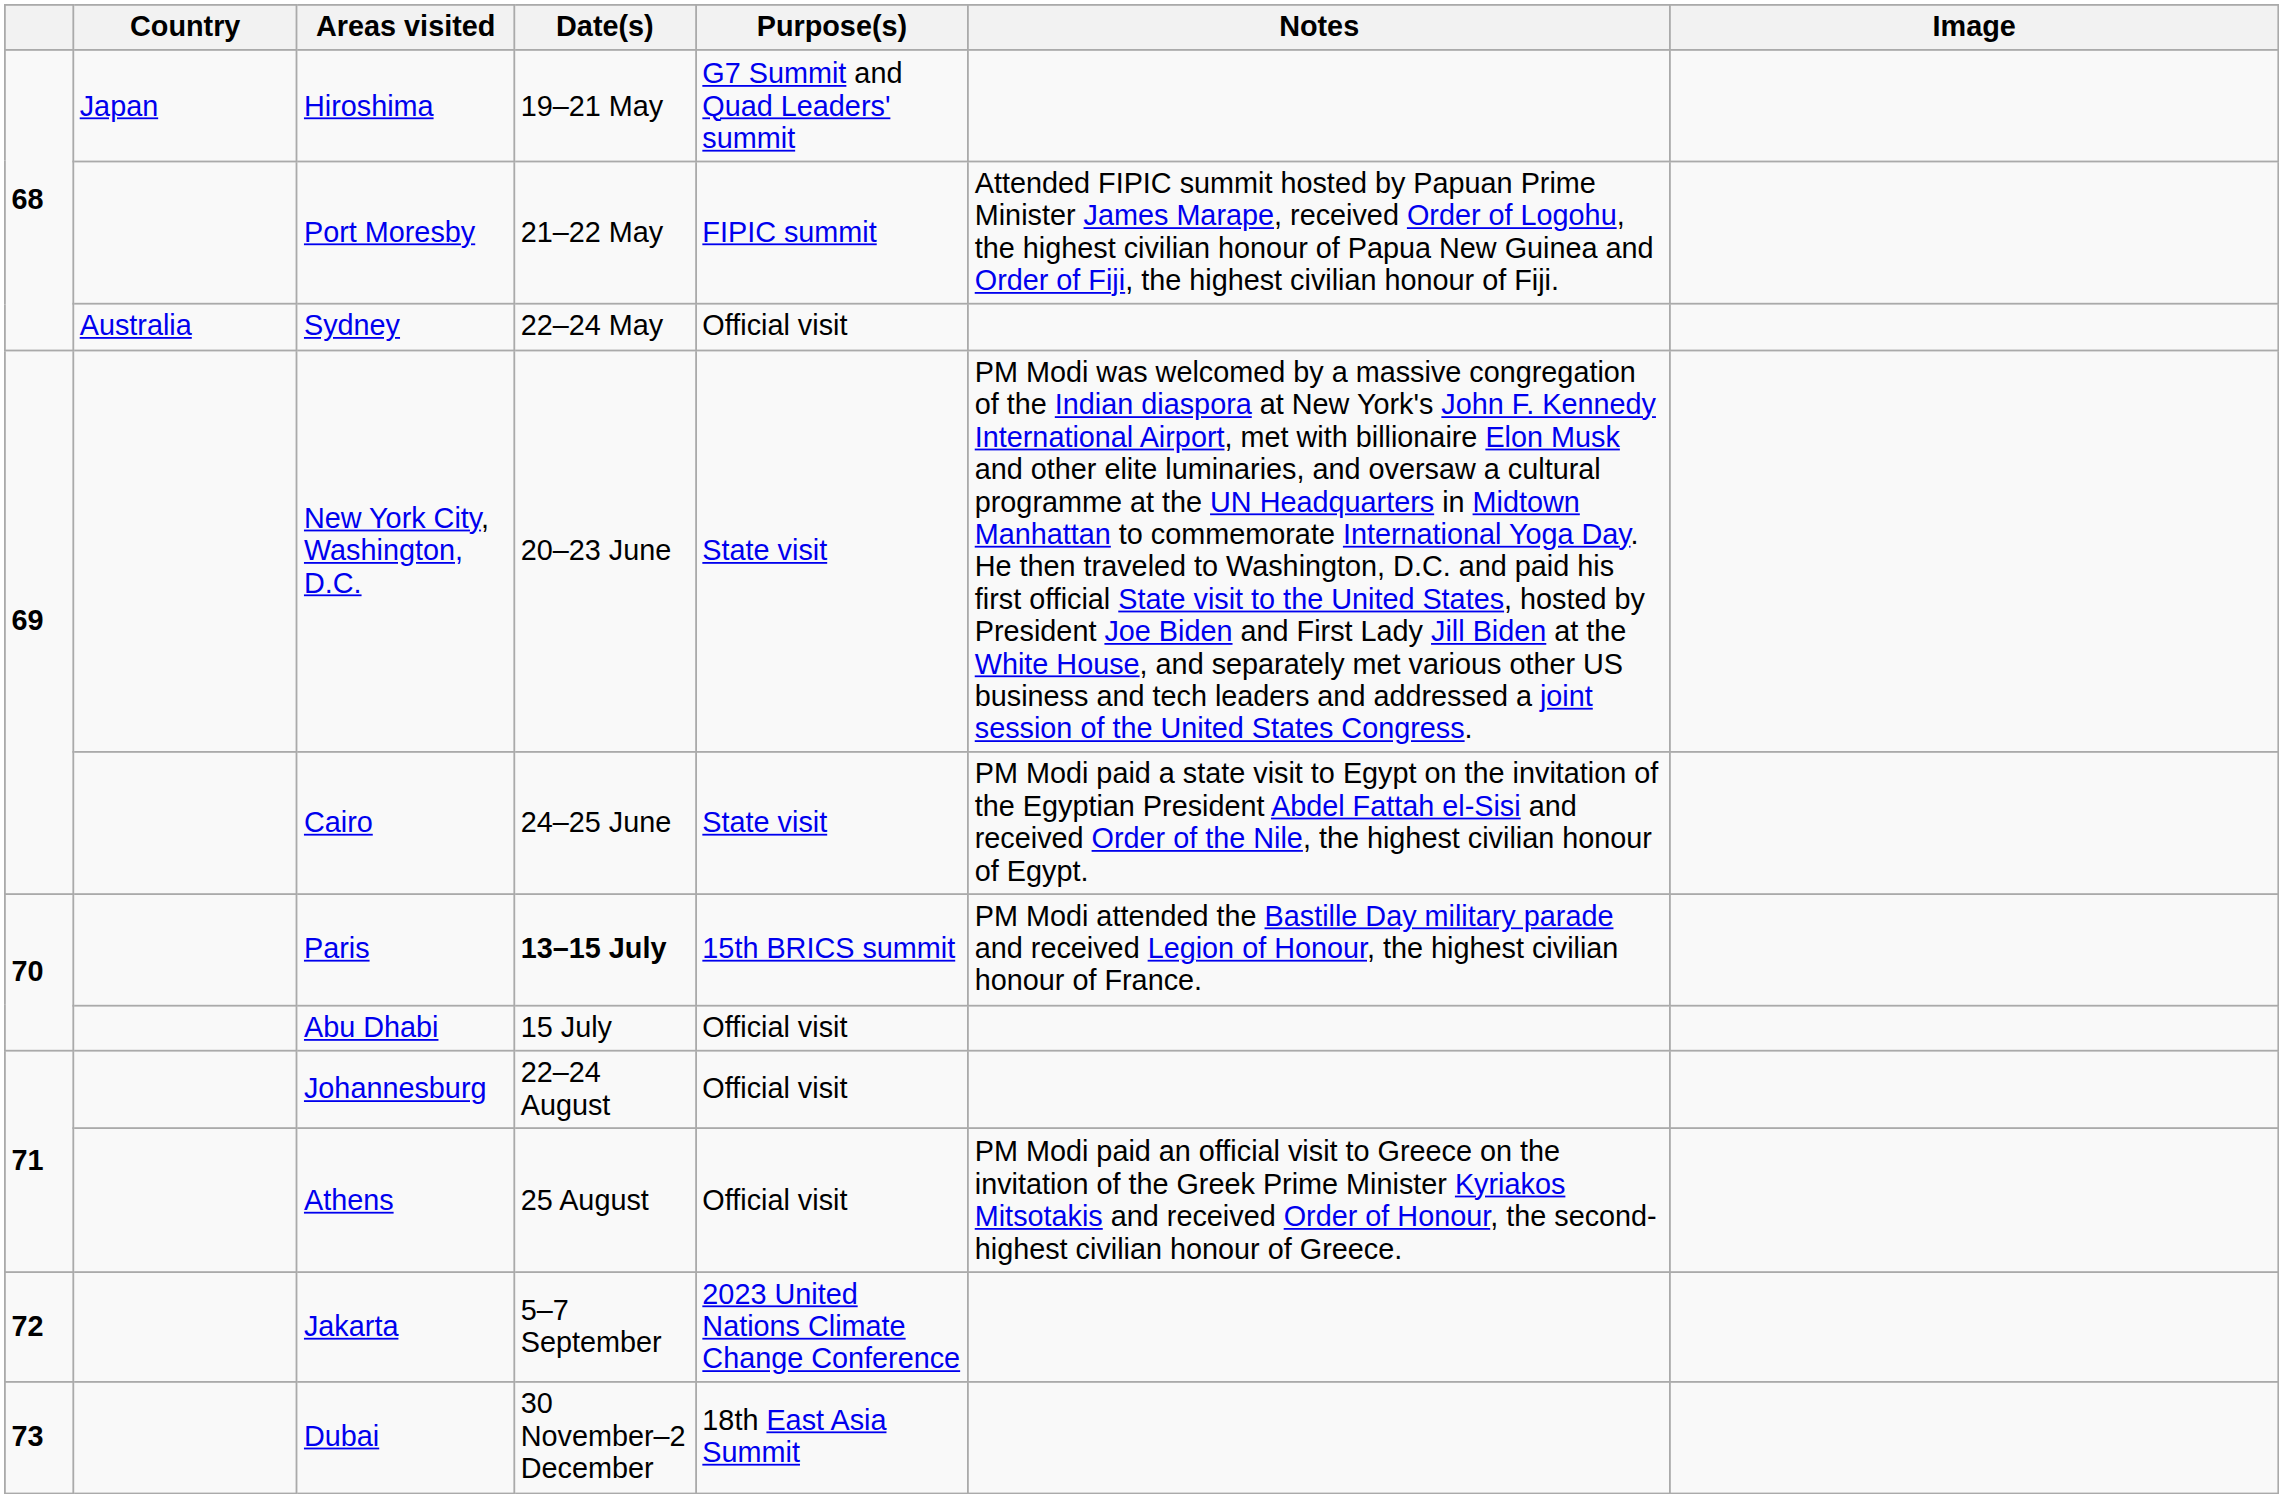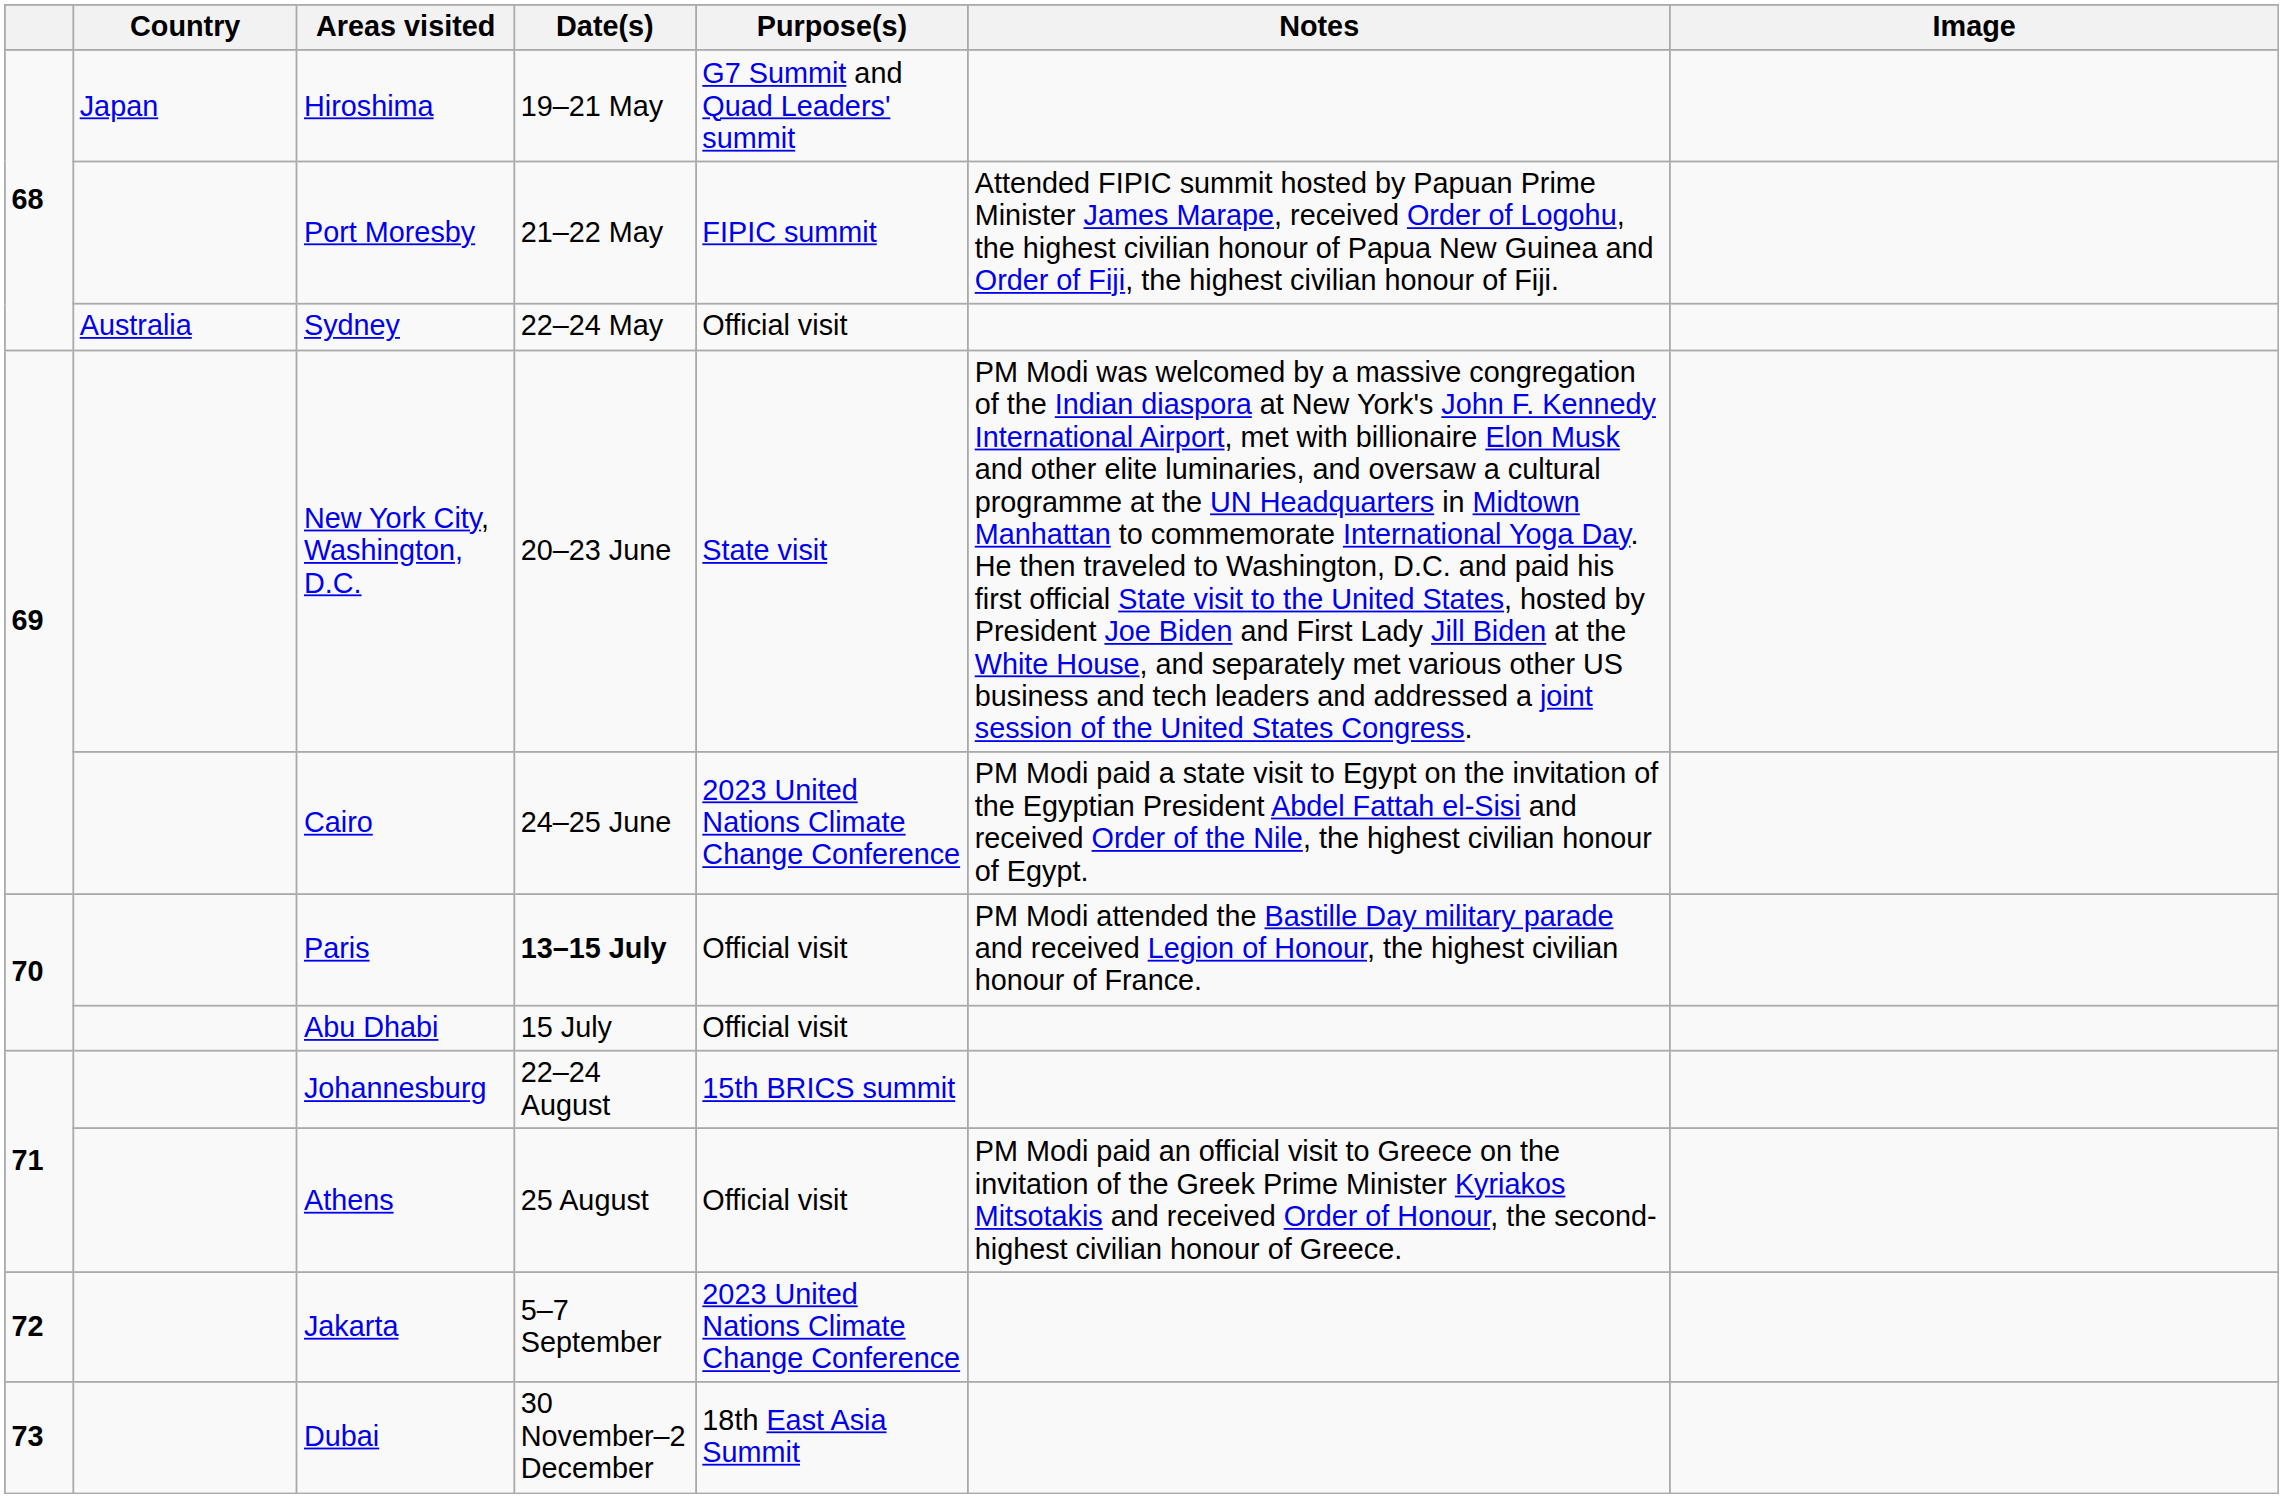(765, 822) State visit -> (831, 822) 2023 United Nations Climate Change Conference
(829, 949) 15th BRICS summit -> (775, 949) Official visit
(775, 1089) Official visit -> (829, 1089) 15th BRICS summit
